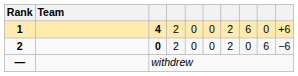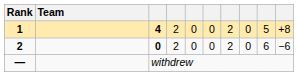(248, 29) 6 -> (248, 29) 0
(266, 29) 0 -> (266, 29) 5
(284, 29) +6 -> (284, 29) +8
